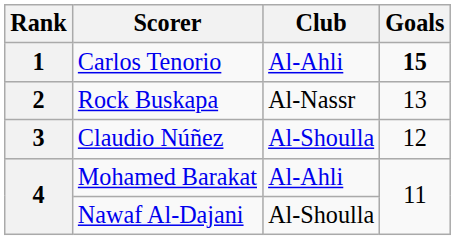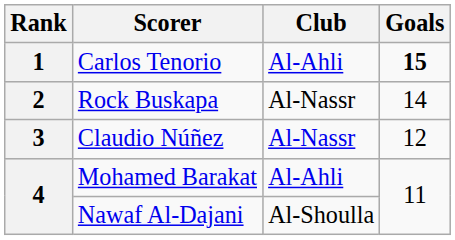(415, 100) 13 -> (415, 100) 14
(321, 138) Al-Shoulla -> (312, 138) Al-Nassr
